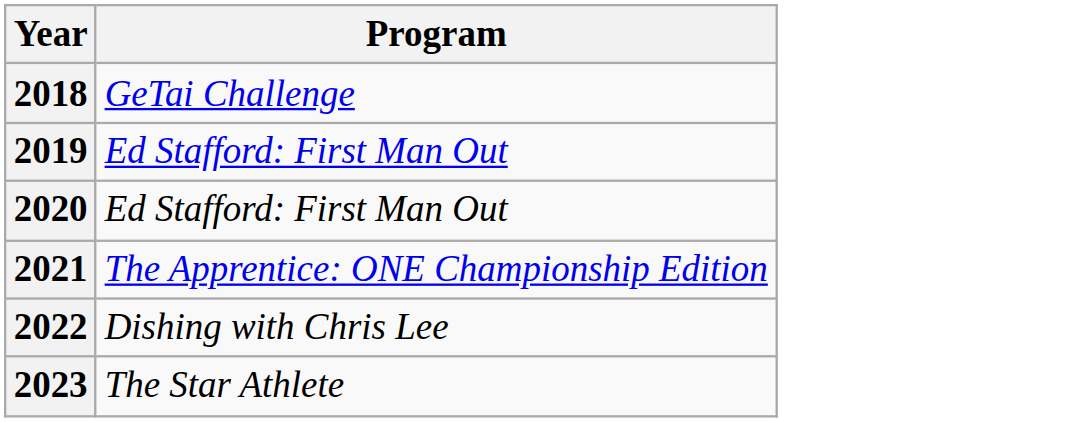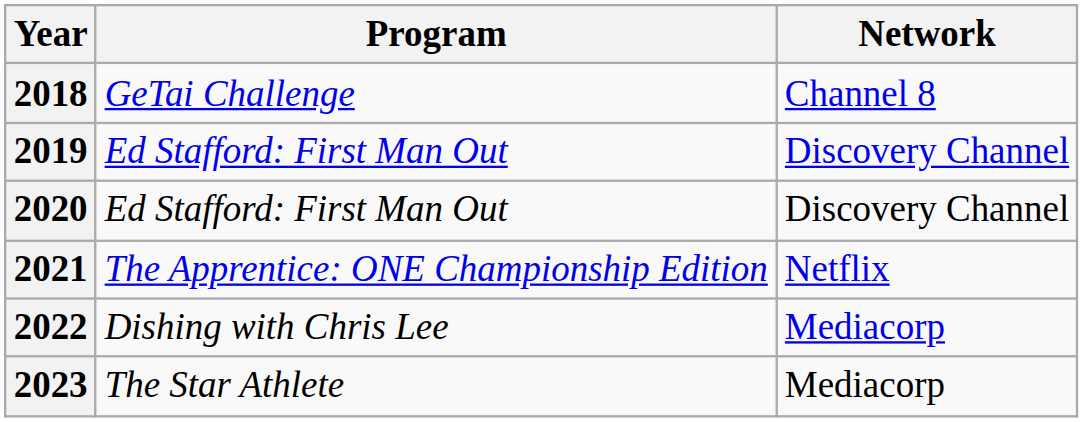+ column: (927, 33)
